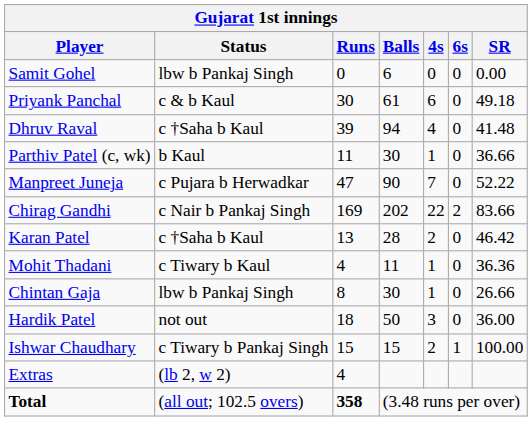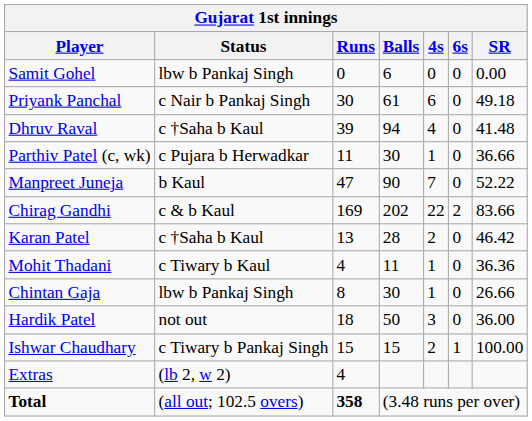(197, 100) c & b Kaul -> (234, 100) c Nair b Pankaj Singh
(182, 155) b Kaul -> (234, 155) c Pujara b Herwadkar
(234, 182) c Pujara b Herwadkar -> (182, 182) b Kaul
(234, 210) c Nair b Pankaj Singh -> (197, 210) c & b Kaul
